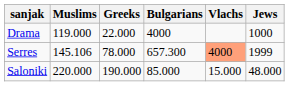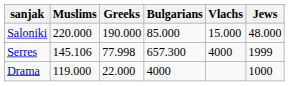rows swapped: (27, 71) <-> (23, 33)
(119, 52) 78.000 -> (119, 52) 77.998
(220, 52) lightsalmon background -> (220, 52) no background
